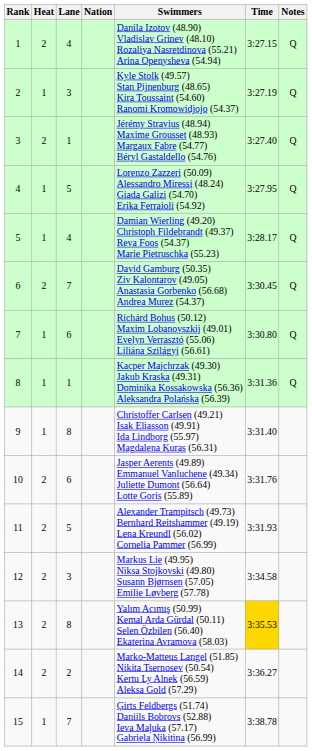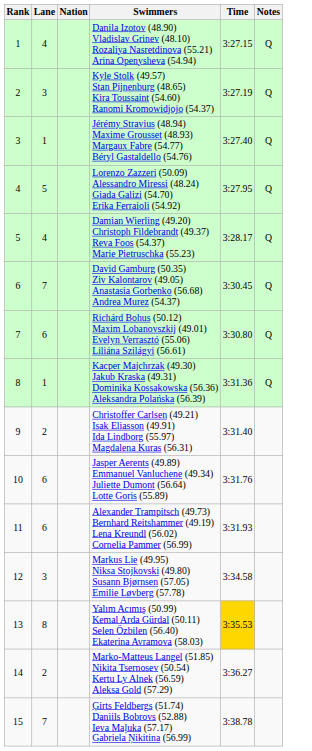- column: (44, 12)
(69, 431) 8 -> (44, 431) 2
(69, 528) 5 -> (44, 528) 6
